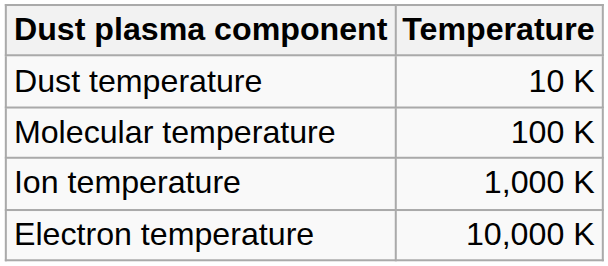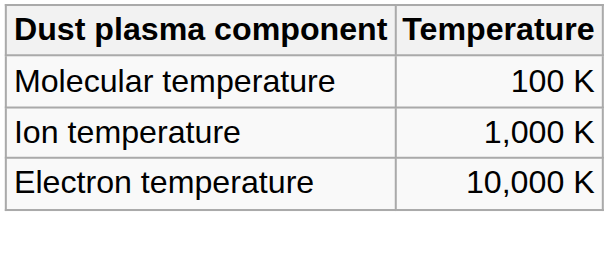- row: (138, 81)
